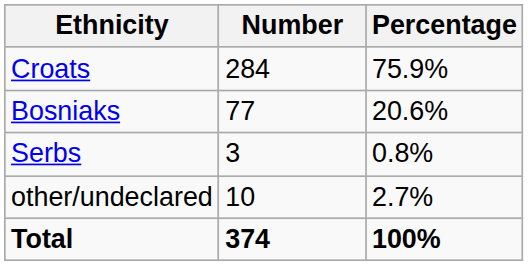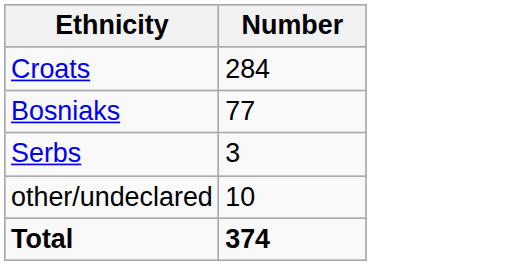- column: (444, 25)
